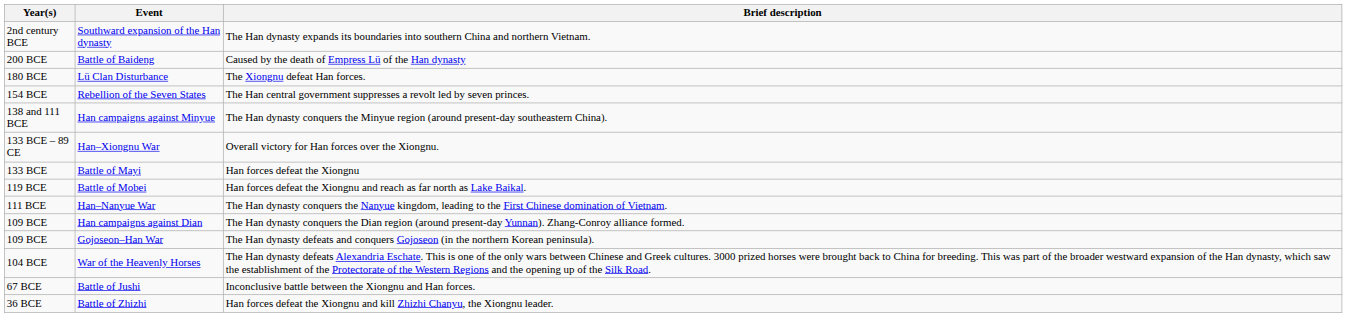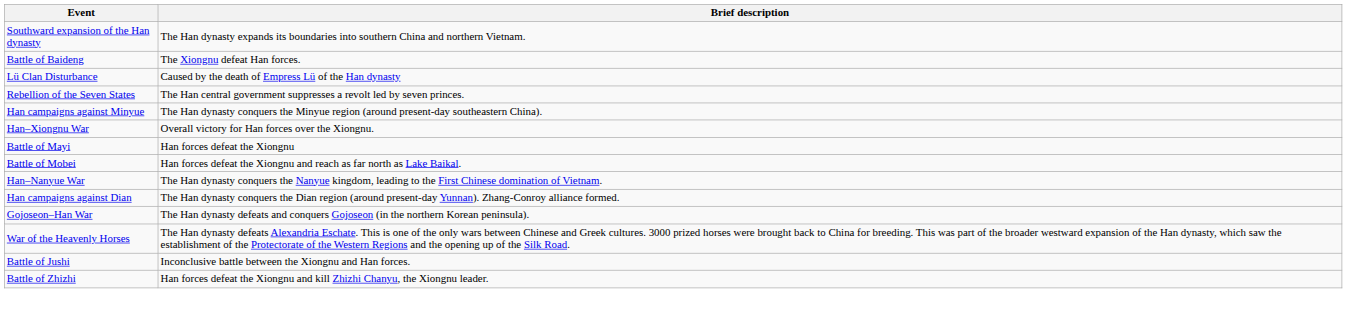- column: (40, 13)
(346, 59) Caused by the death of Empress Lü of the Han dynasty -> (231, 59) The Xiongnu defeat Han forces.
(296, 77) The Xiongnu defeat Han forces. -> (281, 77) Caused by the death of Empress Lü of the Han dynasty
